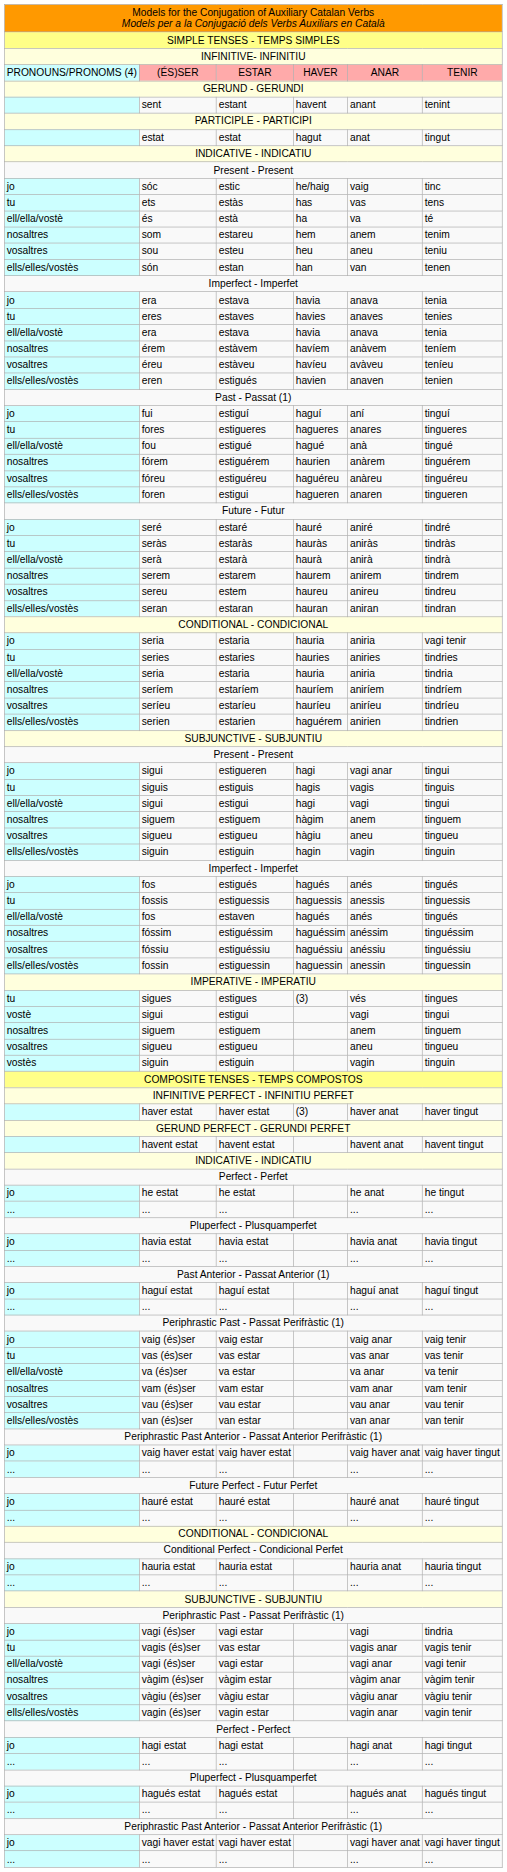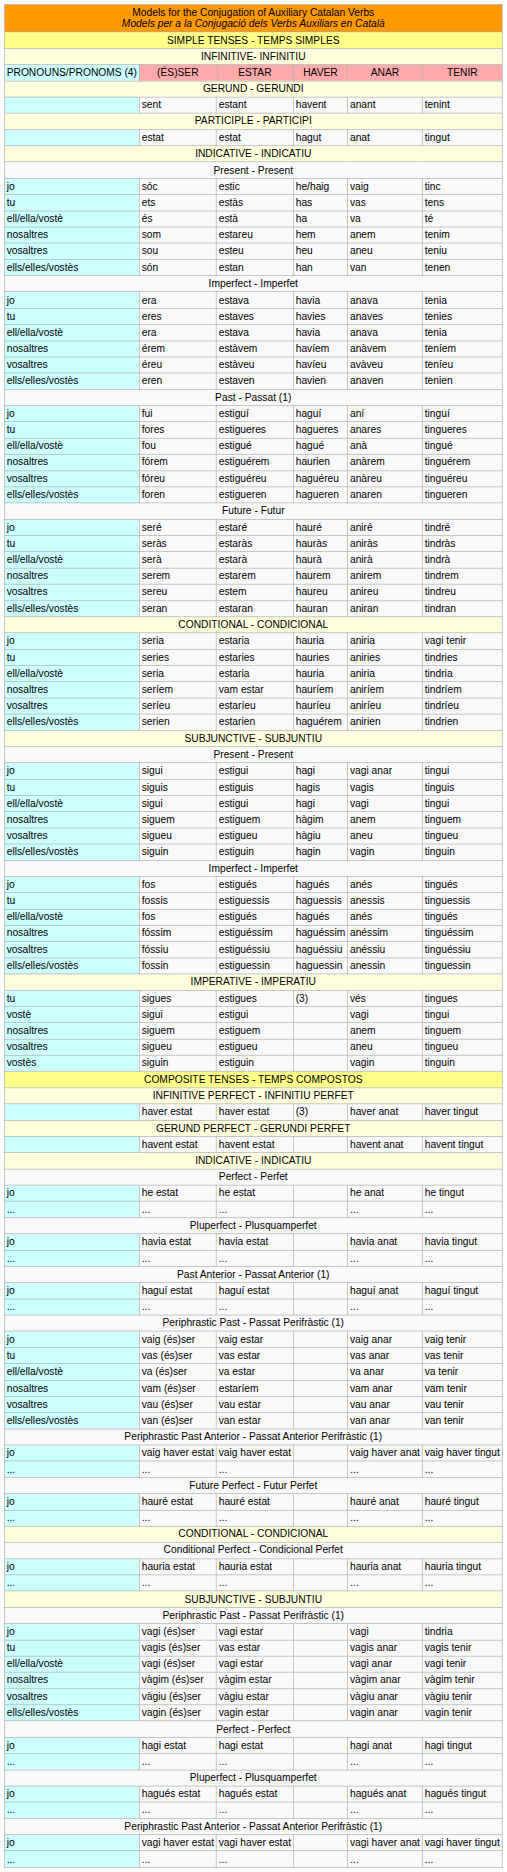(238, 381) estigués -> (237, 381) estaven
(233, 495) estigui -> (243, 495) estigueren
(239, 689) estaríem -> (241, 689) vam estar
(243, 771) estigueren -> (233, 771) estigui
(237, 917) estaven -> (238, 917) estigués
(241, 1388) vam estar -> (239, 1388) estaríem
